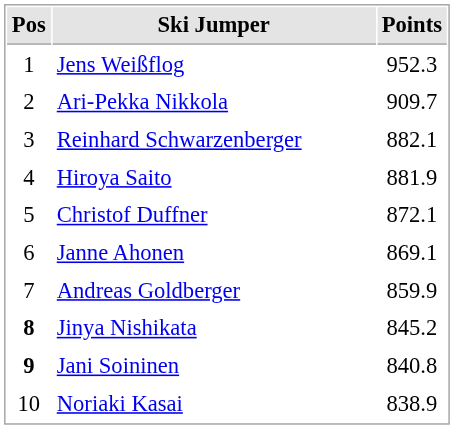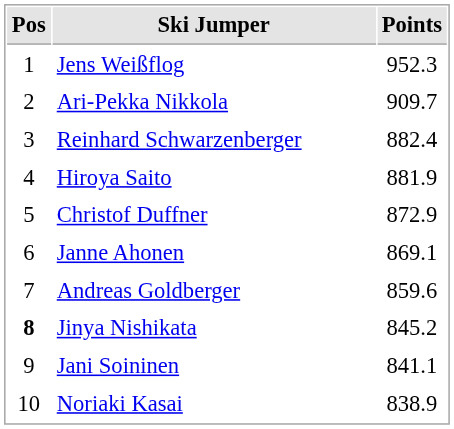(412, 139) 882.1 -> (412, 139) 882.4
(412, 214) 872.1 -> (412, 214) 872.9
(412, 290) 859.9 -> (412, 290) 859.6
(29, 365) bold -> (29, 365) normal
(412, 365) 840.8 -> (412, 365) 841.1
